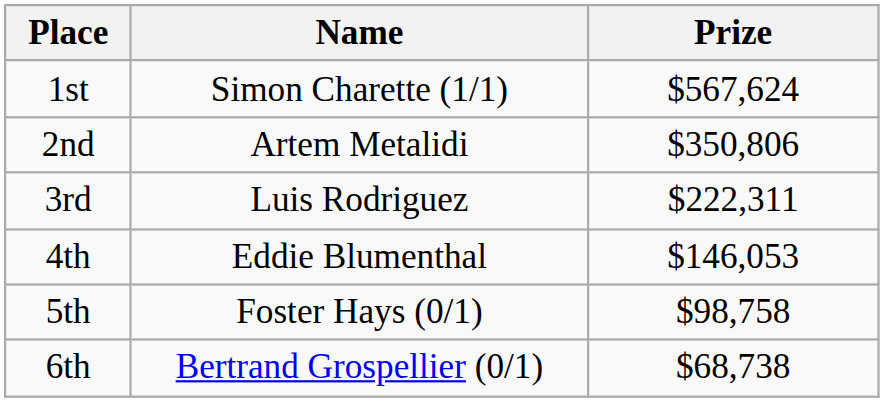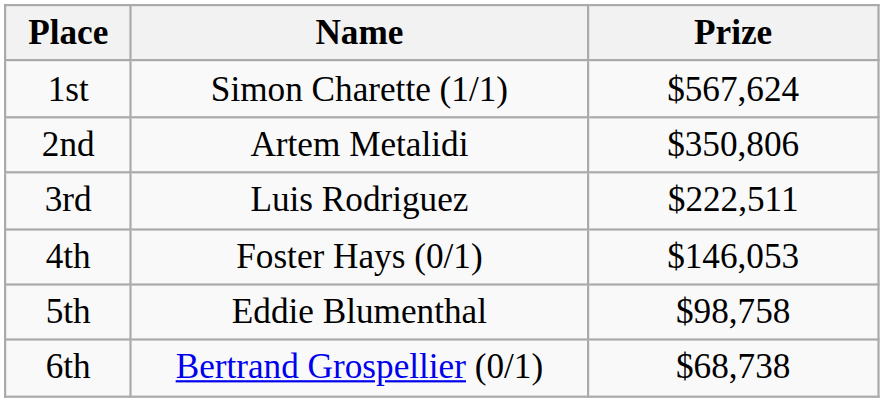(733, 199) $222,311 -> (733, 199) $222,511
(359, 255) Eddie Blumenthal -> (359, 255) Foster Hays (0/1)
(359, 311) Foster Hays (0/1) -> (359, 311) Eddie Blumenthal
